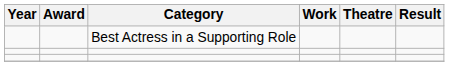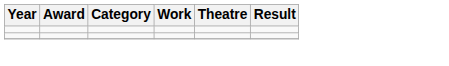- row: (22, 37)
